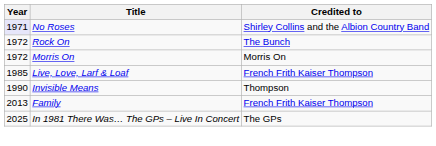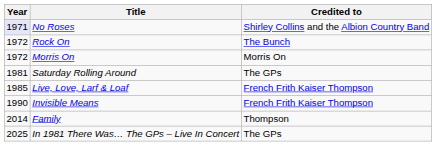+ row: (84, 73)
(266, 88) Thompson -> (308, 103) French Frith Kaiser Thompson
(17, 103) 2013 -> (17, 118) 2014
(308, 103) French Frith Kaiser Thompson -> (266, 118) Thompson
